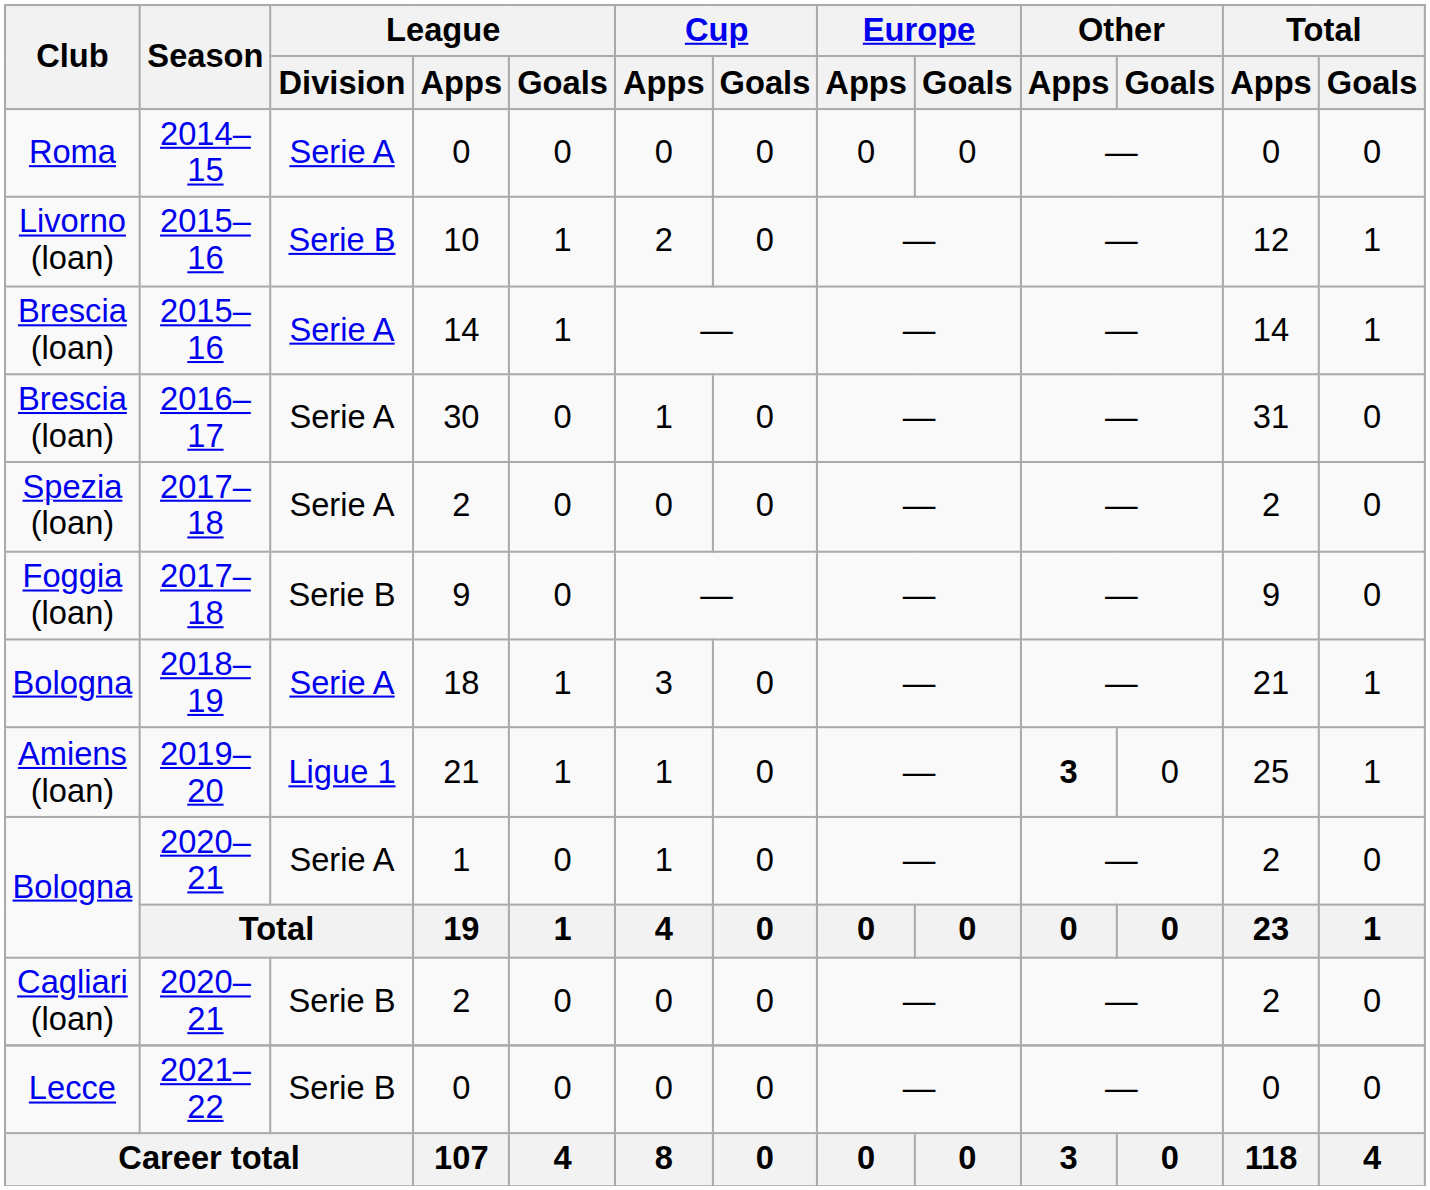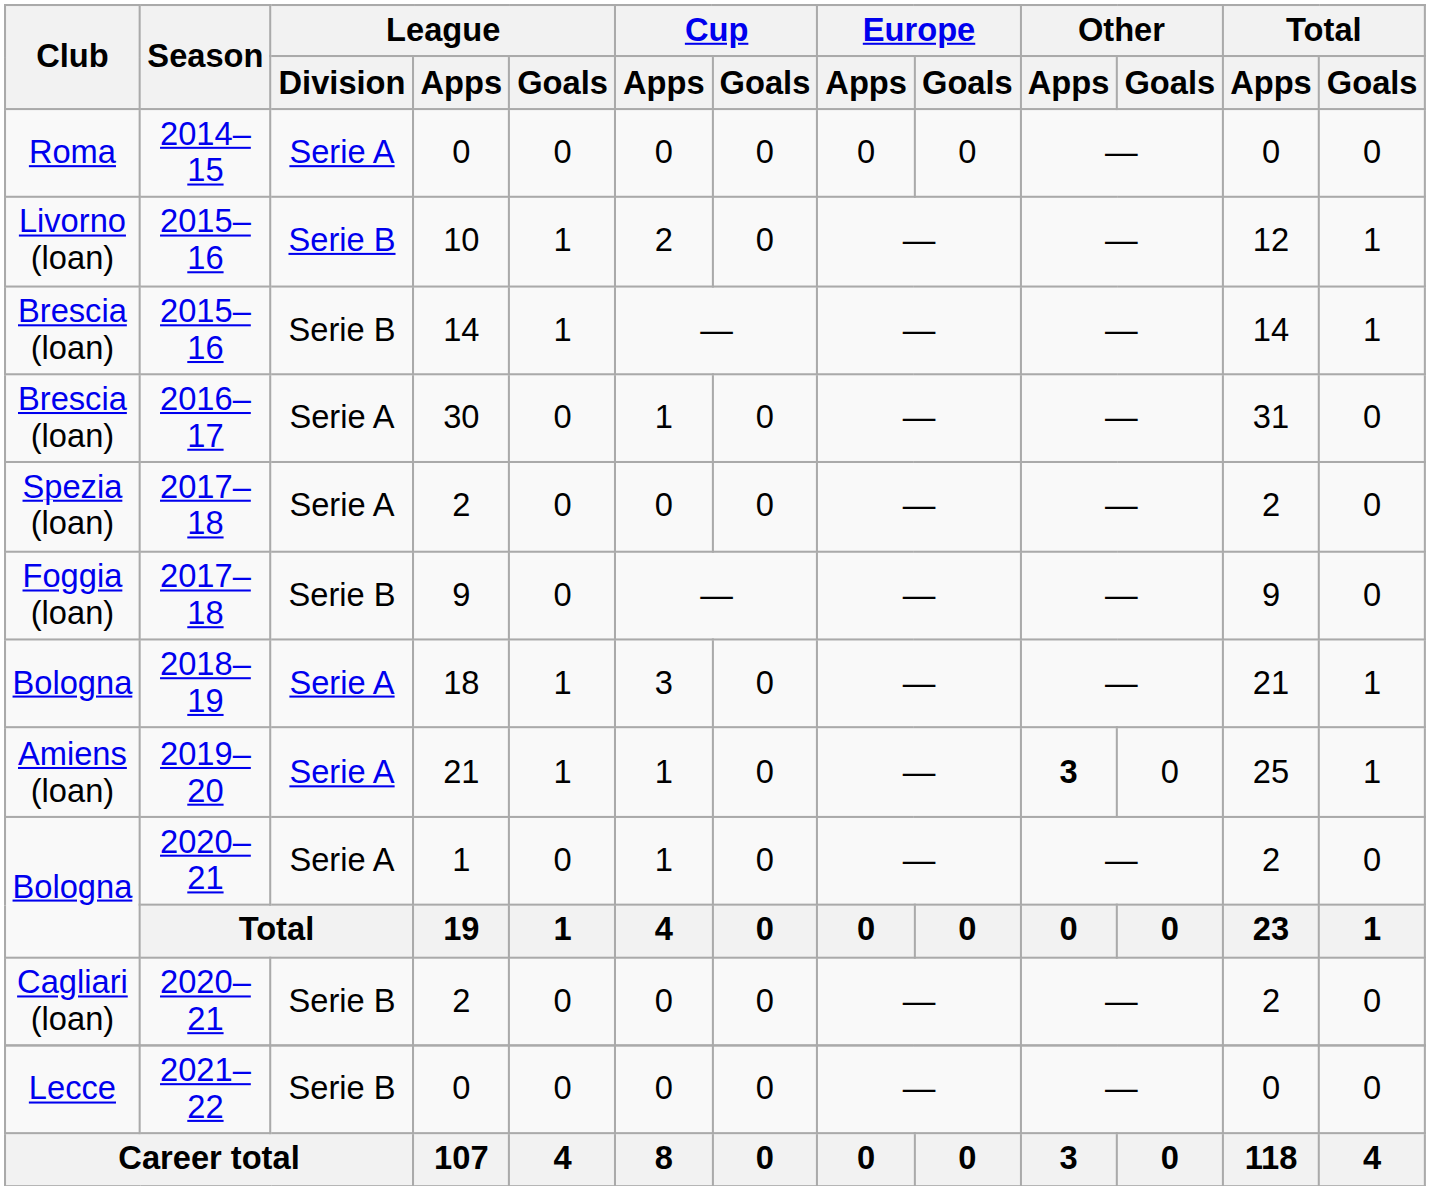(342, 329) Serie A -> (342, 329) Serie B
(342, 771) Ligue 1 -> (342, 771) Serie A
